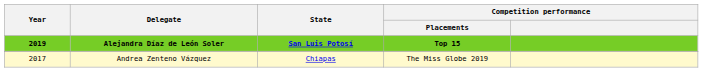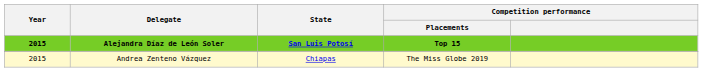(37, 43) 2019 -> (37, 43) 2015
(37, 59) 2017 -> (37, 59) 2015
